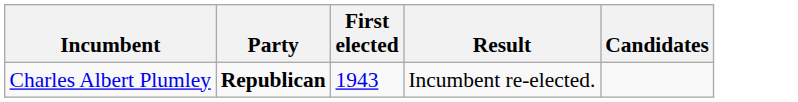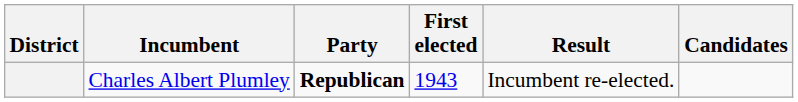+ column: (44, 45)
